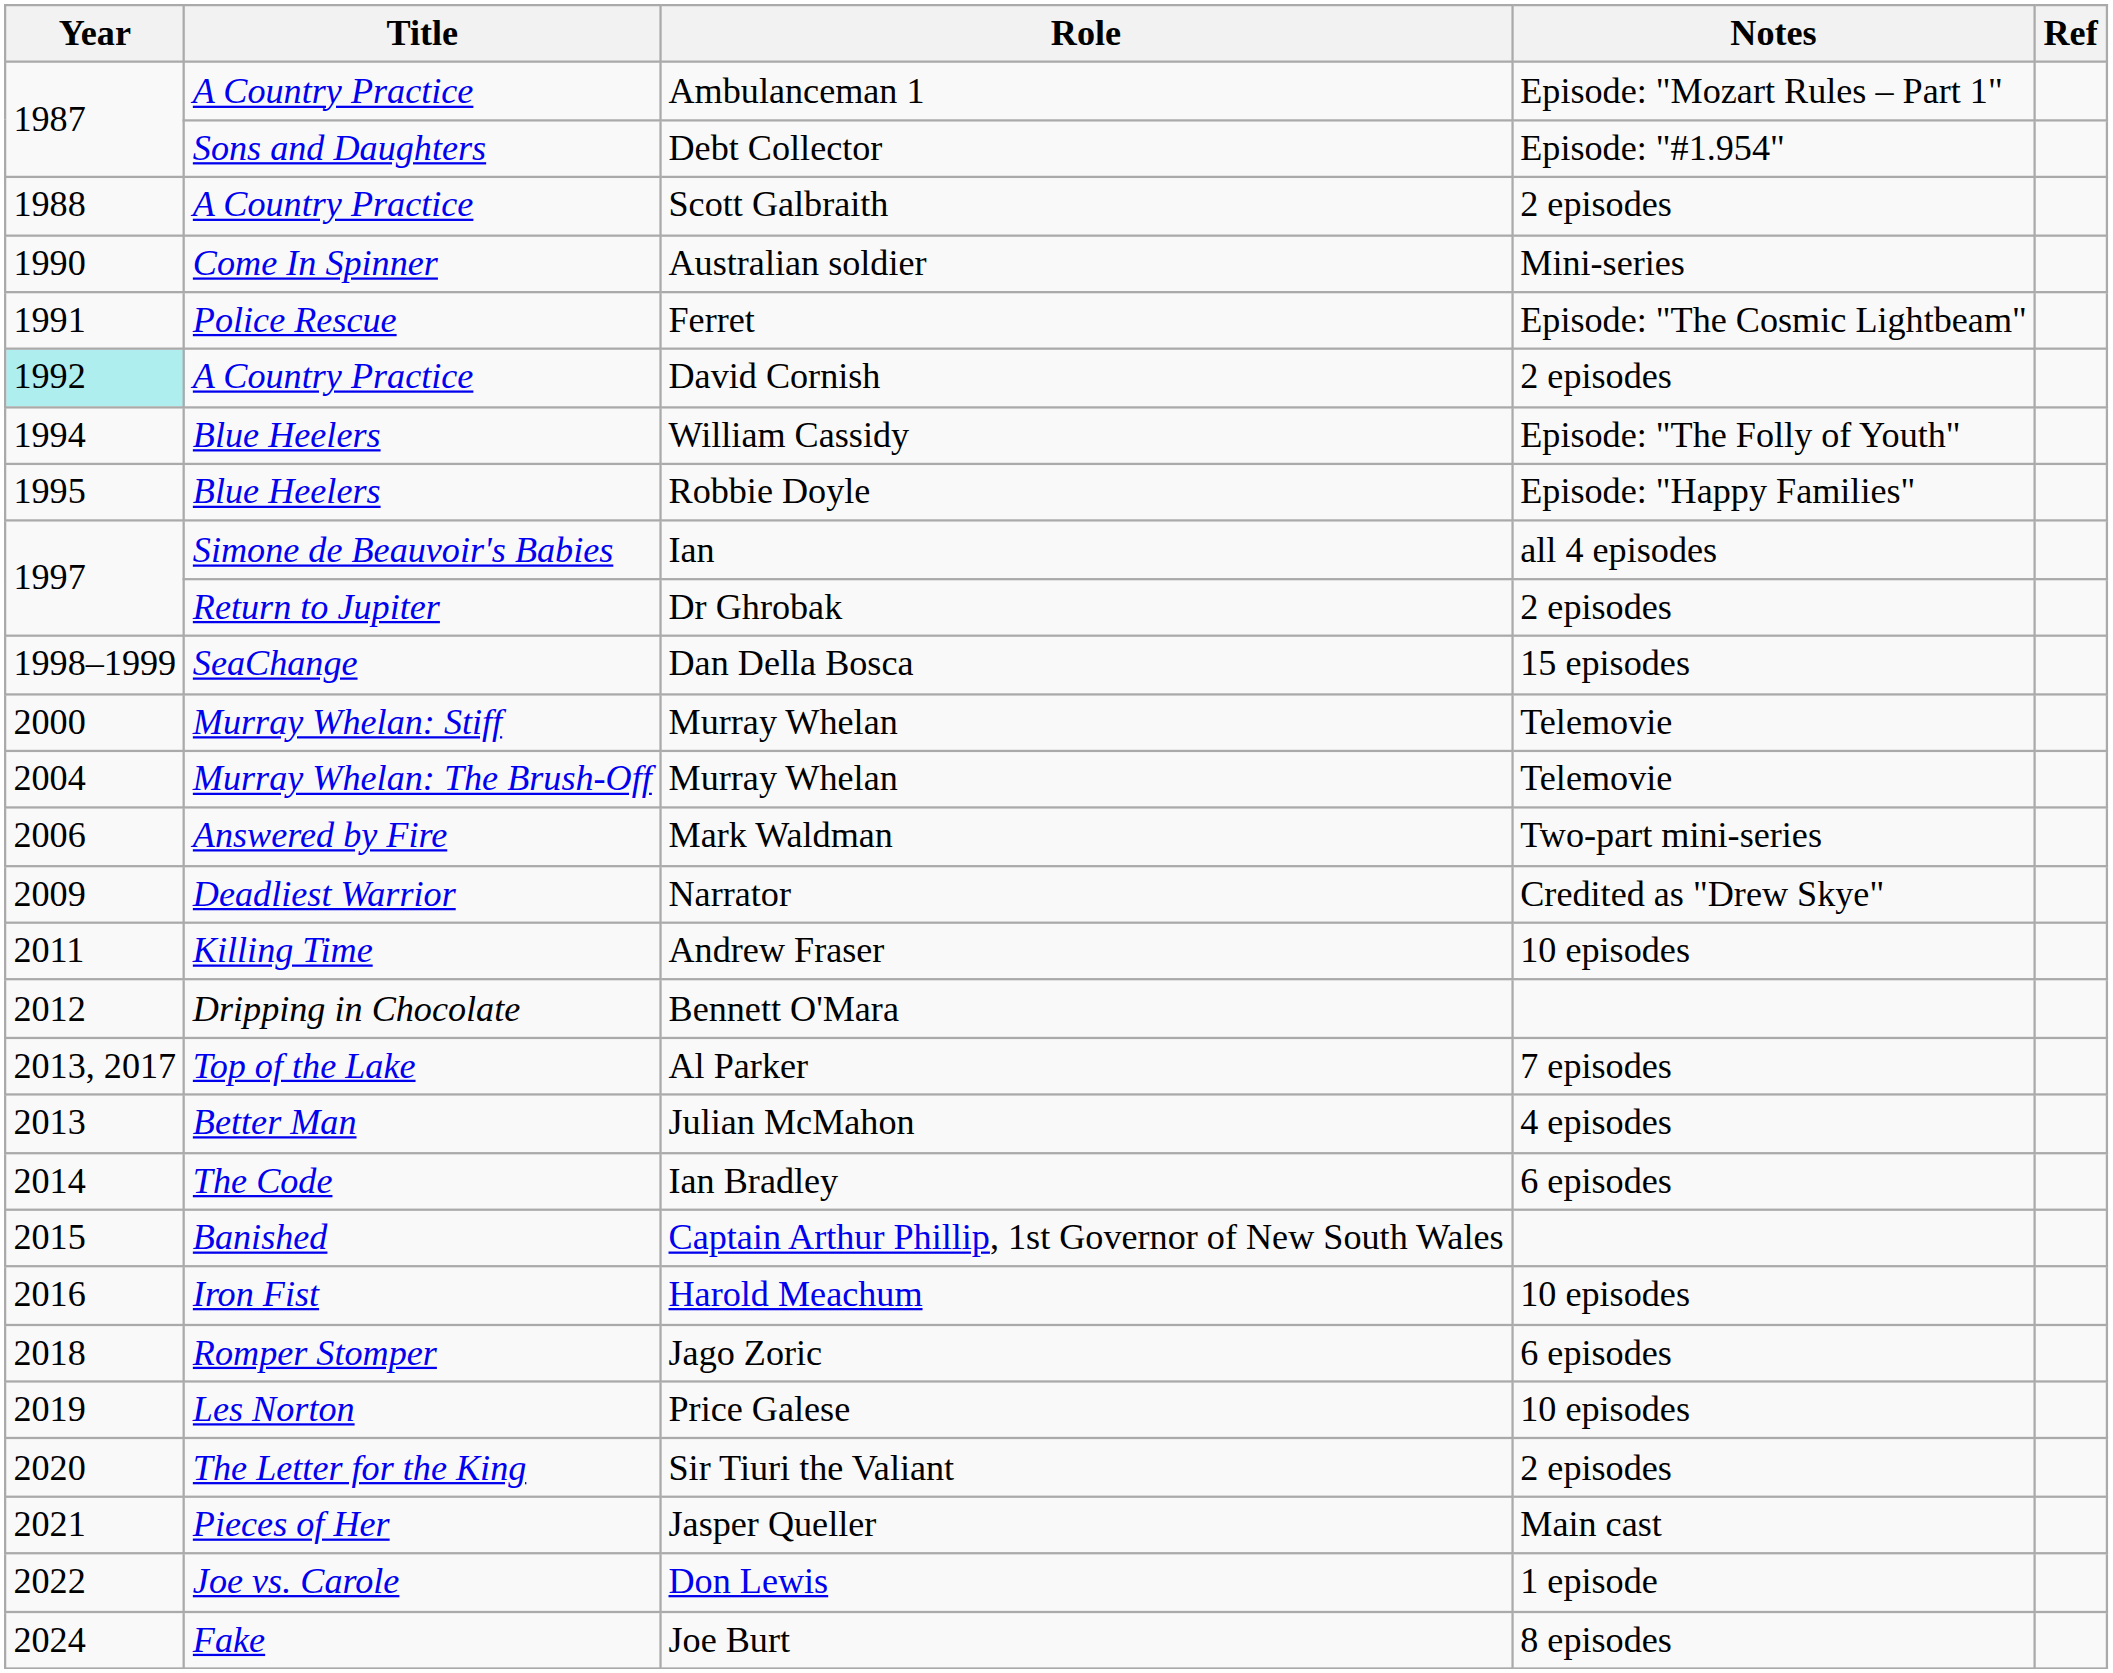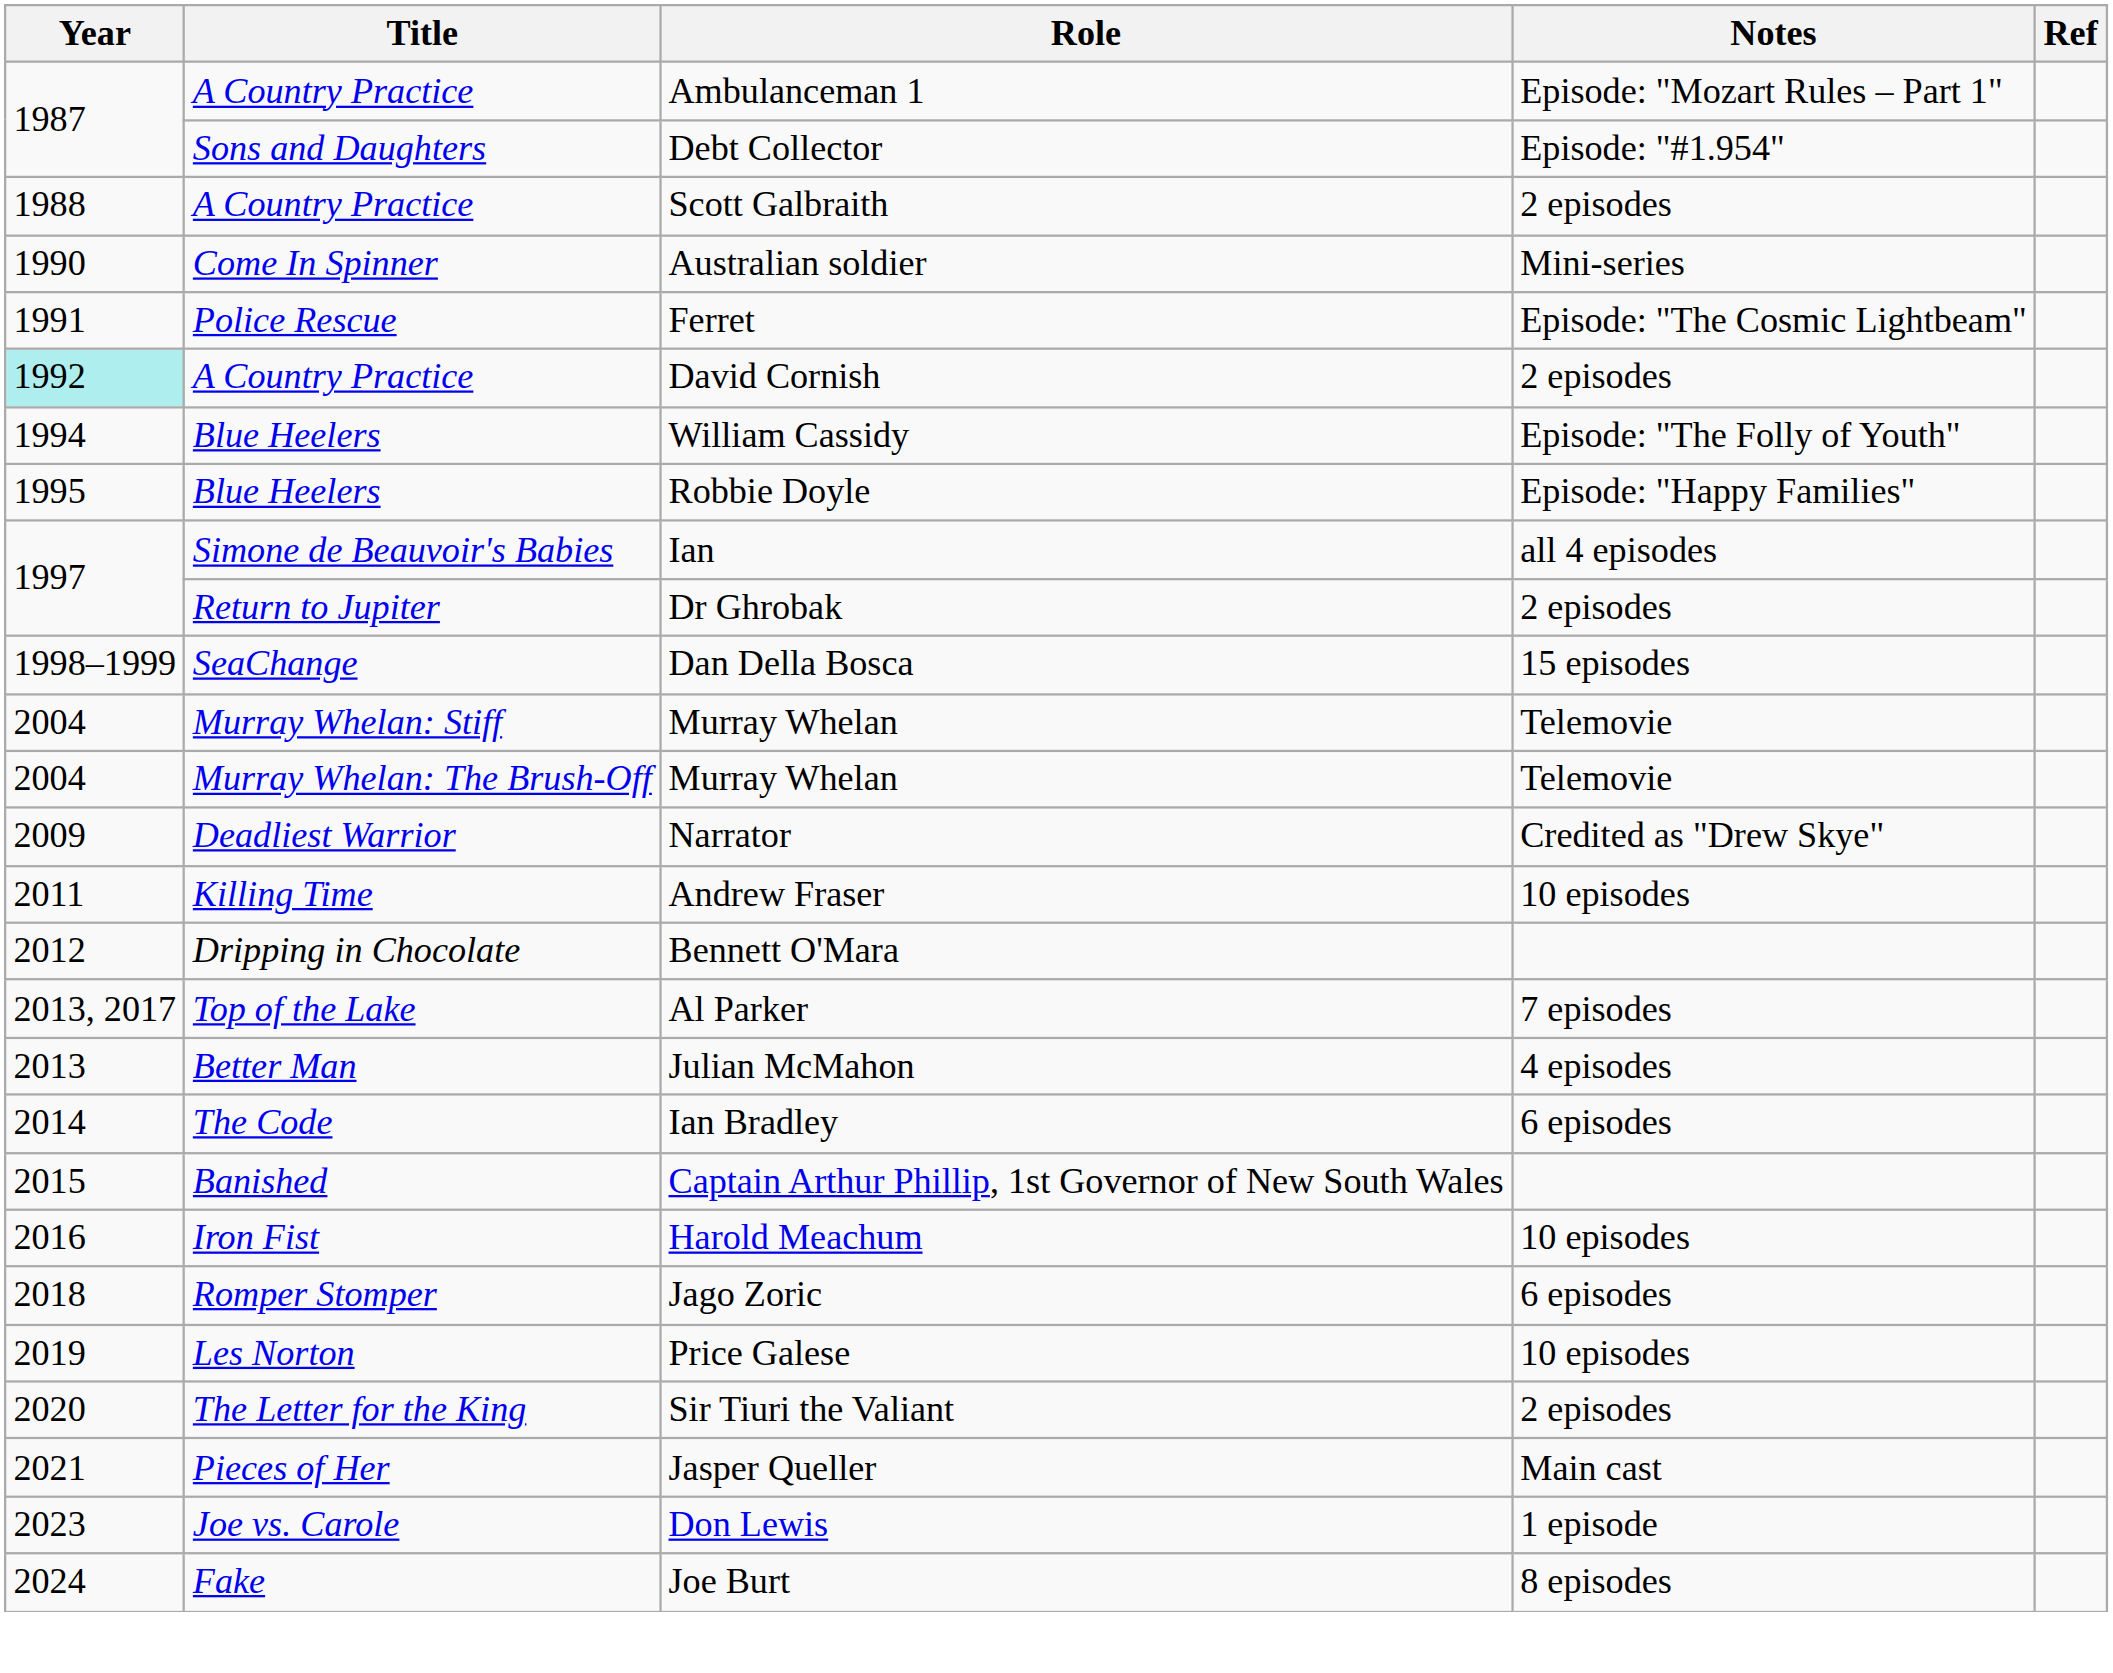(50, 721) 2000 -> (50, 721) 2004
- row: (320, 836)
(50, 1581) 2022 -> (50, 1524) 2023
